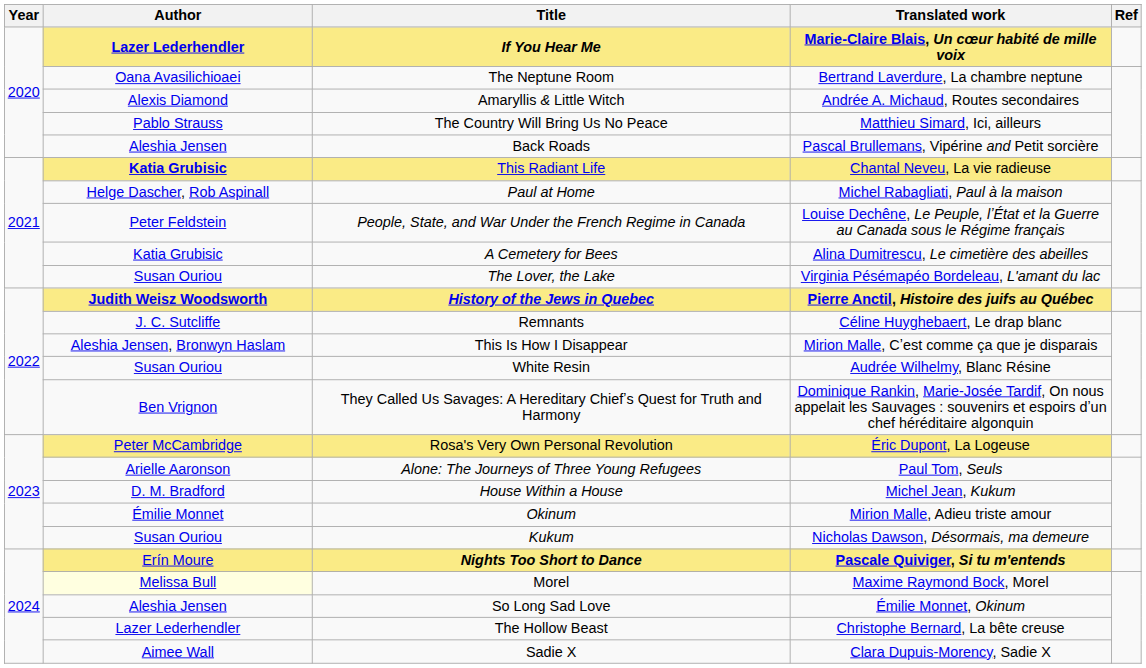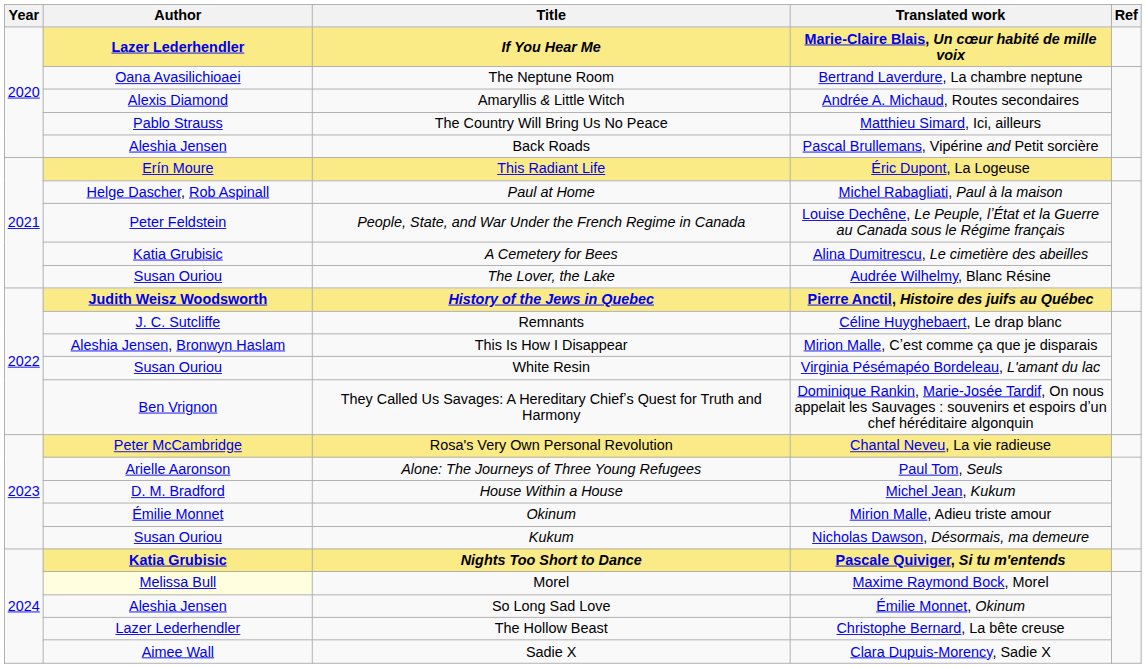(178, 169) Katia Grubisic -> (178, 169) Erín Moure
(951, 169) Chantal Neveu, La vie radieuse -> (951, 169) Éric Dupont, La Logeuse
(951, 276) Virginia Pésémapéo Bordeleau, L'amant du lac -> (951, 276) Audrée Wilhelmy, Blanc Résine
(951, 368) Audrée Wilhelmy, Blanc Résine -> (951, 368) Virginia Pésémapéo Bordeleau, L'amant du lac
(951, 446) Éric Dupont, La Logeuse -> (951, 446) Chantal Neveu, La vie radieuse
(178, 560) Erín Moure -> (178, 560) Katia Grubisic
